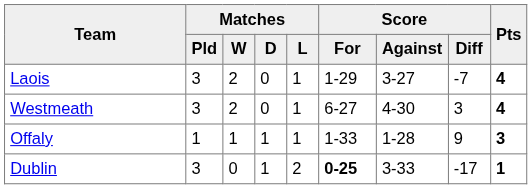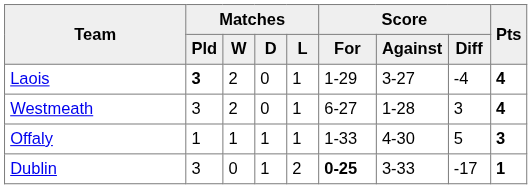(196, 79) normal -> (196, 79) bold
(461, 79) -7 -> (461, 79) -4
(398, 109) 4-30 -> (398, 109) 1-28
(398, 138) 1-28 -> (398, 138) 4-30
(458, 138) 9 -> (458, 138) 5
